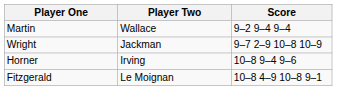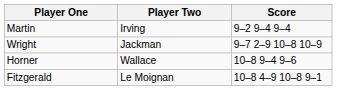(138, 28) Wallace -> (133, 28) Irving
(133, 61) Irving -> (138, 61) Wallace
